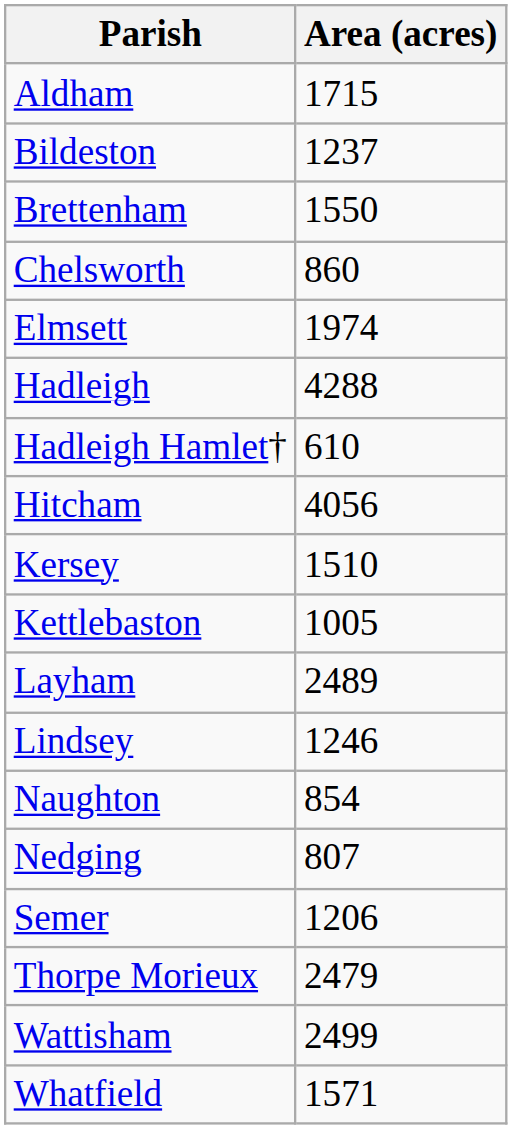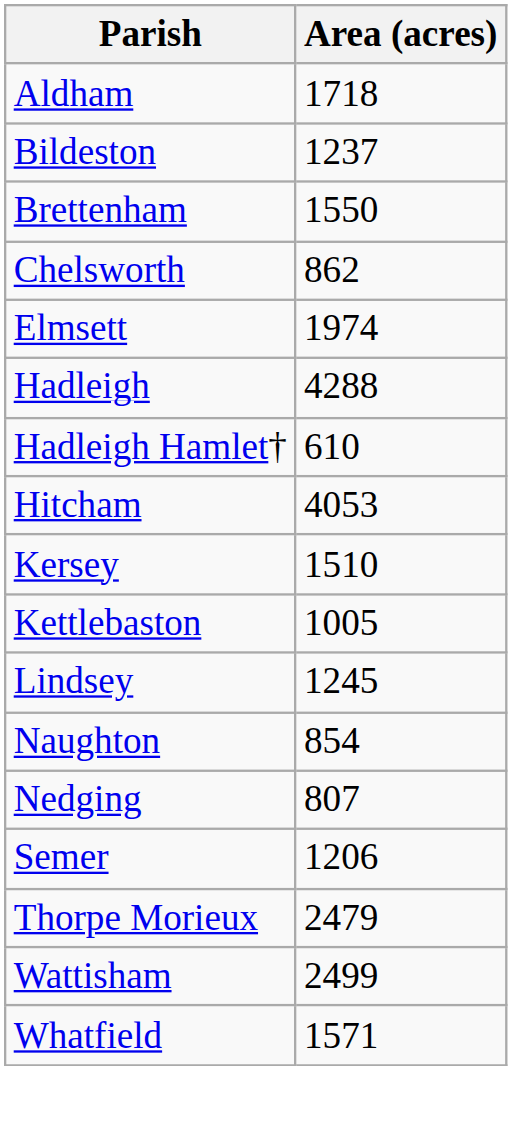(341, 92) 1715 -> (341, 92) 1718
(332, 269) 860 -> (332, 269) 862
(341, 504) 4056 -> (341, 504) 4053
- row: (75, 681)
(341, 740) 1246 -> (341, 681) 1245
